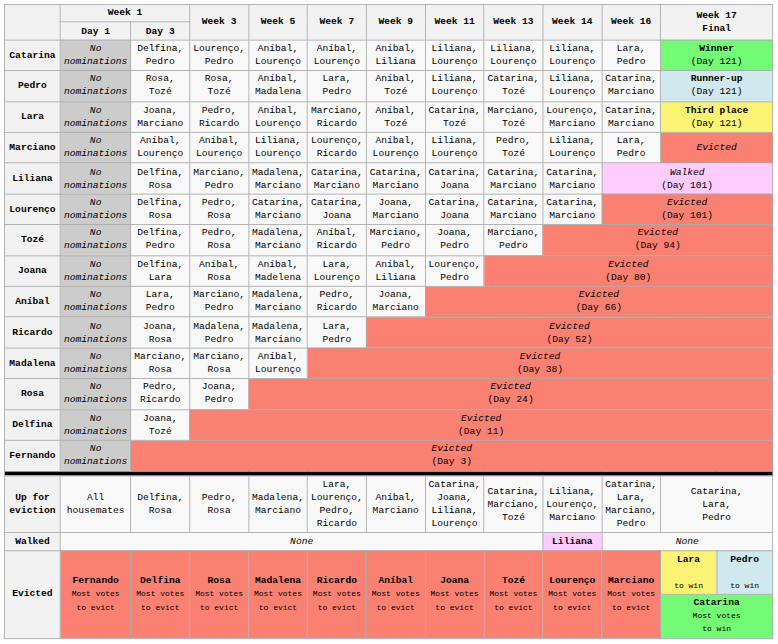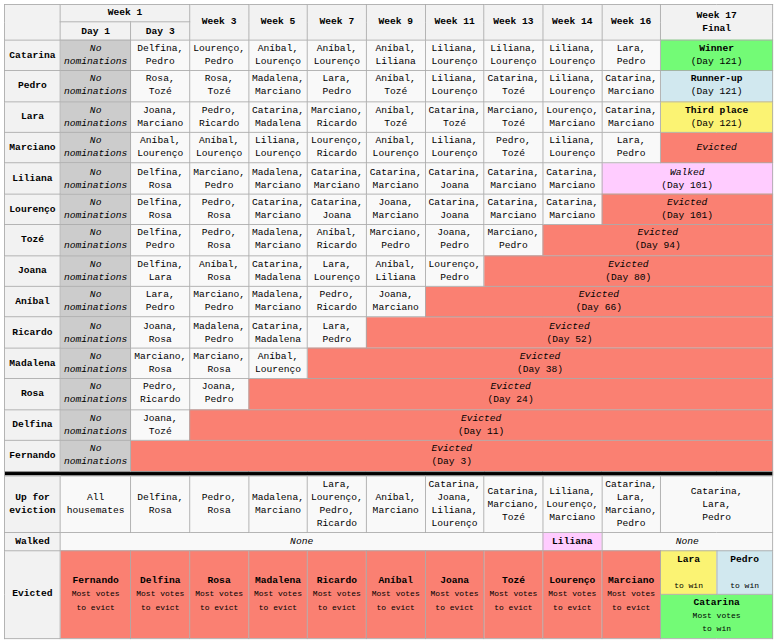(278, 86) Aníbal, Madalena -> (278, 86) Madalena, Marciano
(278, 117) Aníbal, Lourenço -> (278, 117) Catarina, Madalena
(278, 271) Aníbal, Madelena -> (278, 271) Catarina, Madalena
(278, 332) Madalena, Marciano -> (278, 332) Catarina, Madalena
